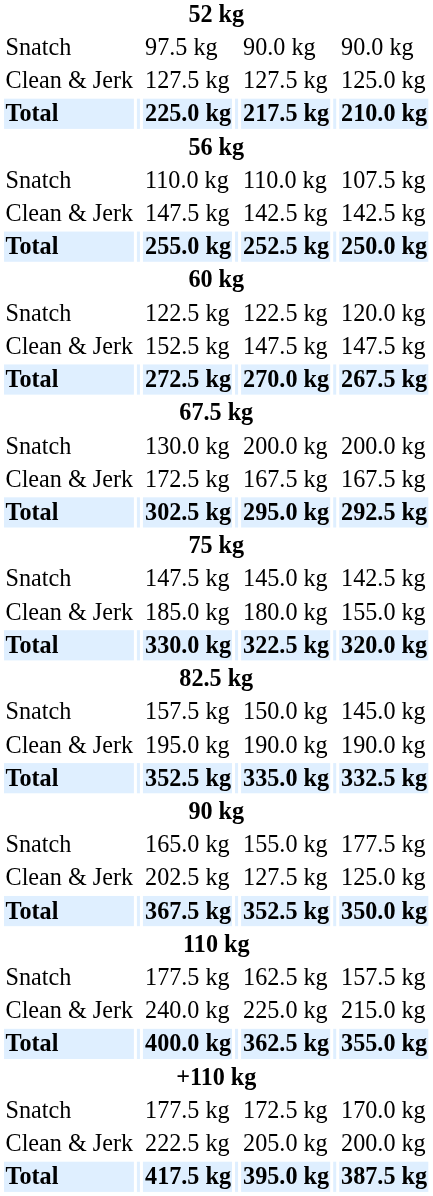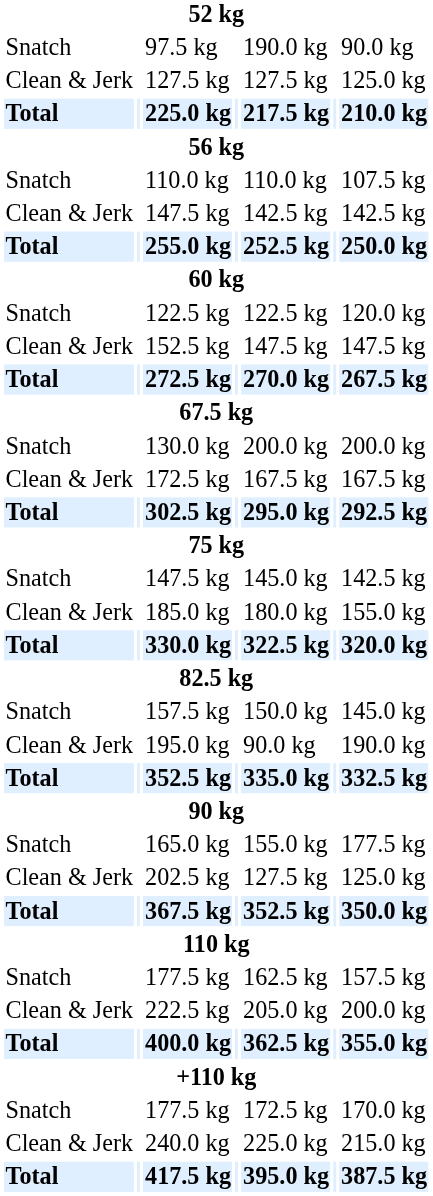(279, 47) 90.0 kg -> (285, 47) 190.0 kg
(285, 744) 190.0 kg -> (279, 744) 90.0 kg
rows swapped: (69, 1143) <-> (69, 1010)
